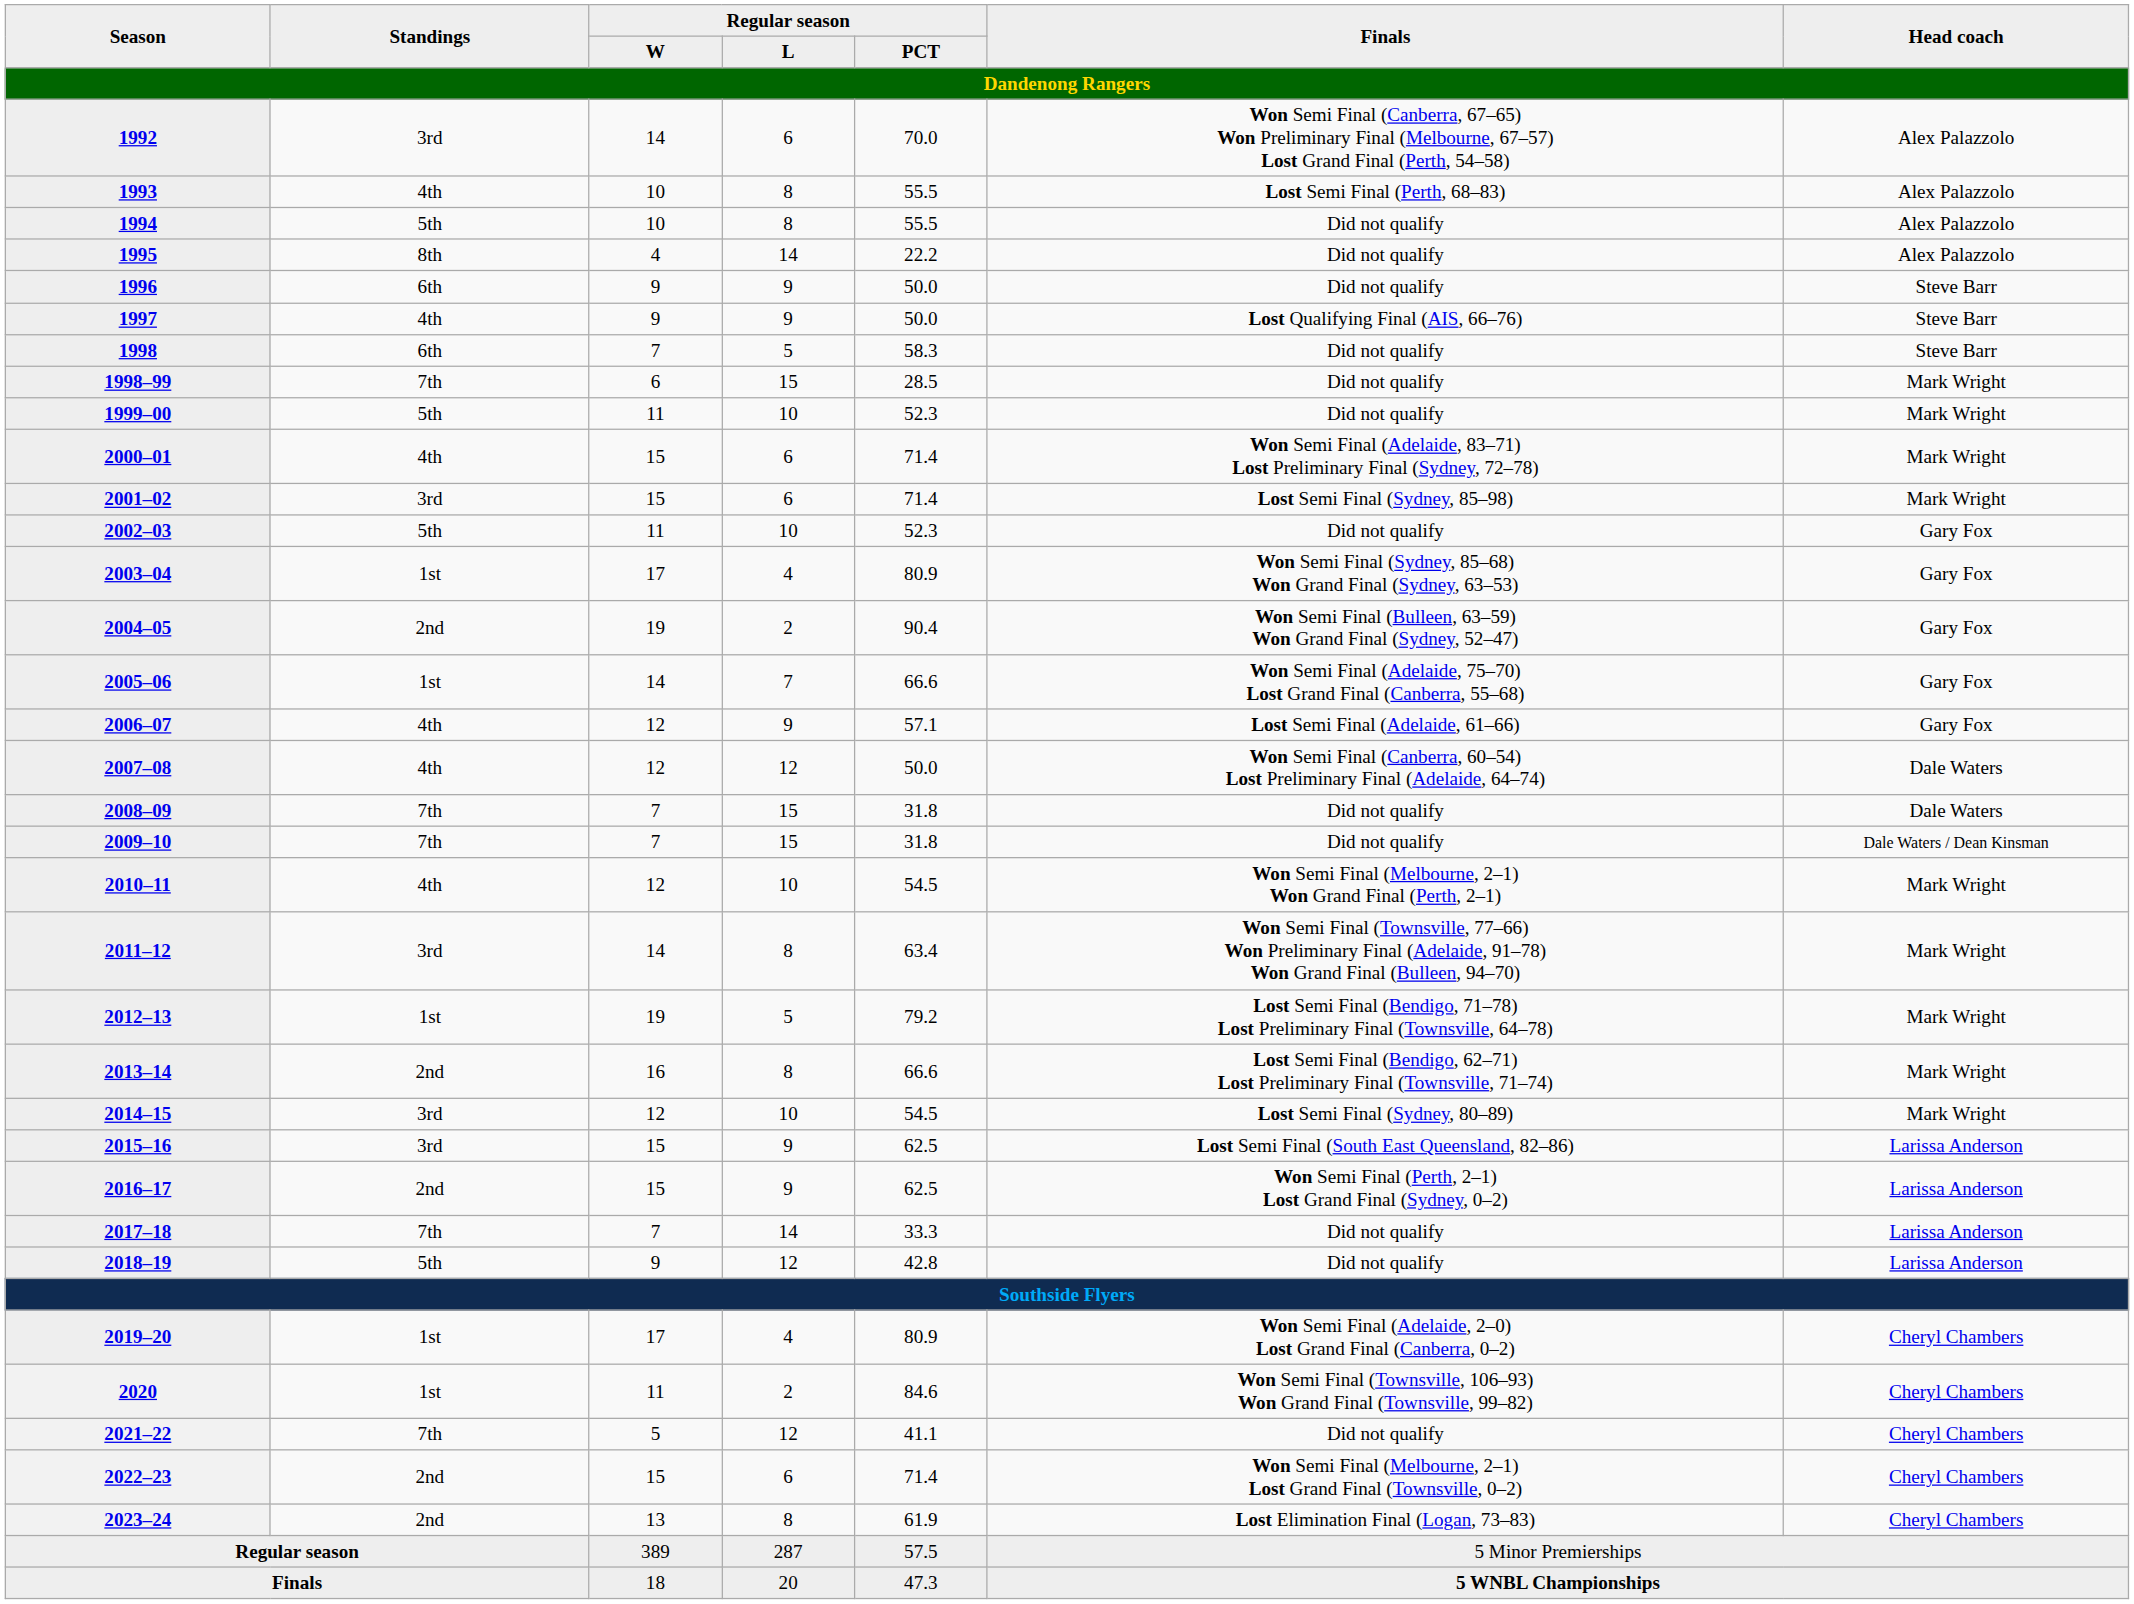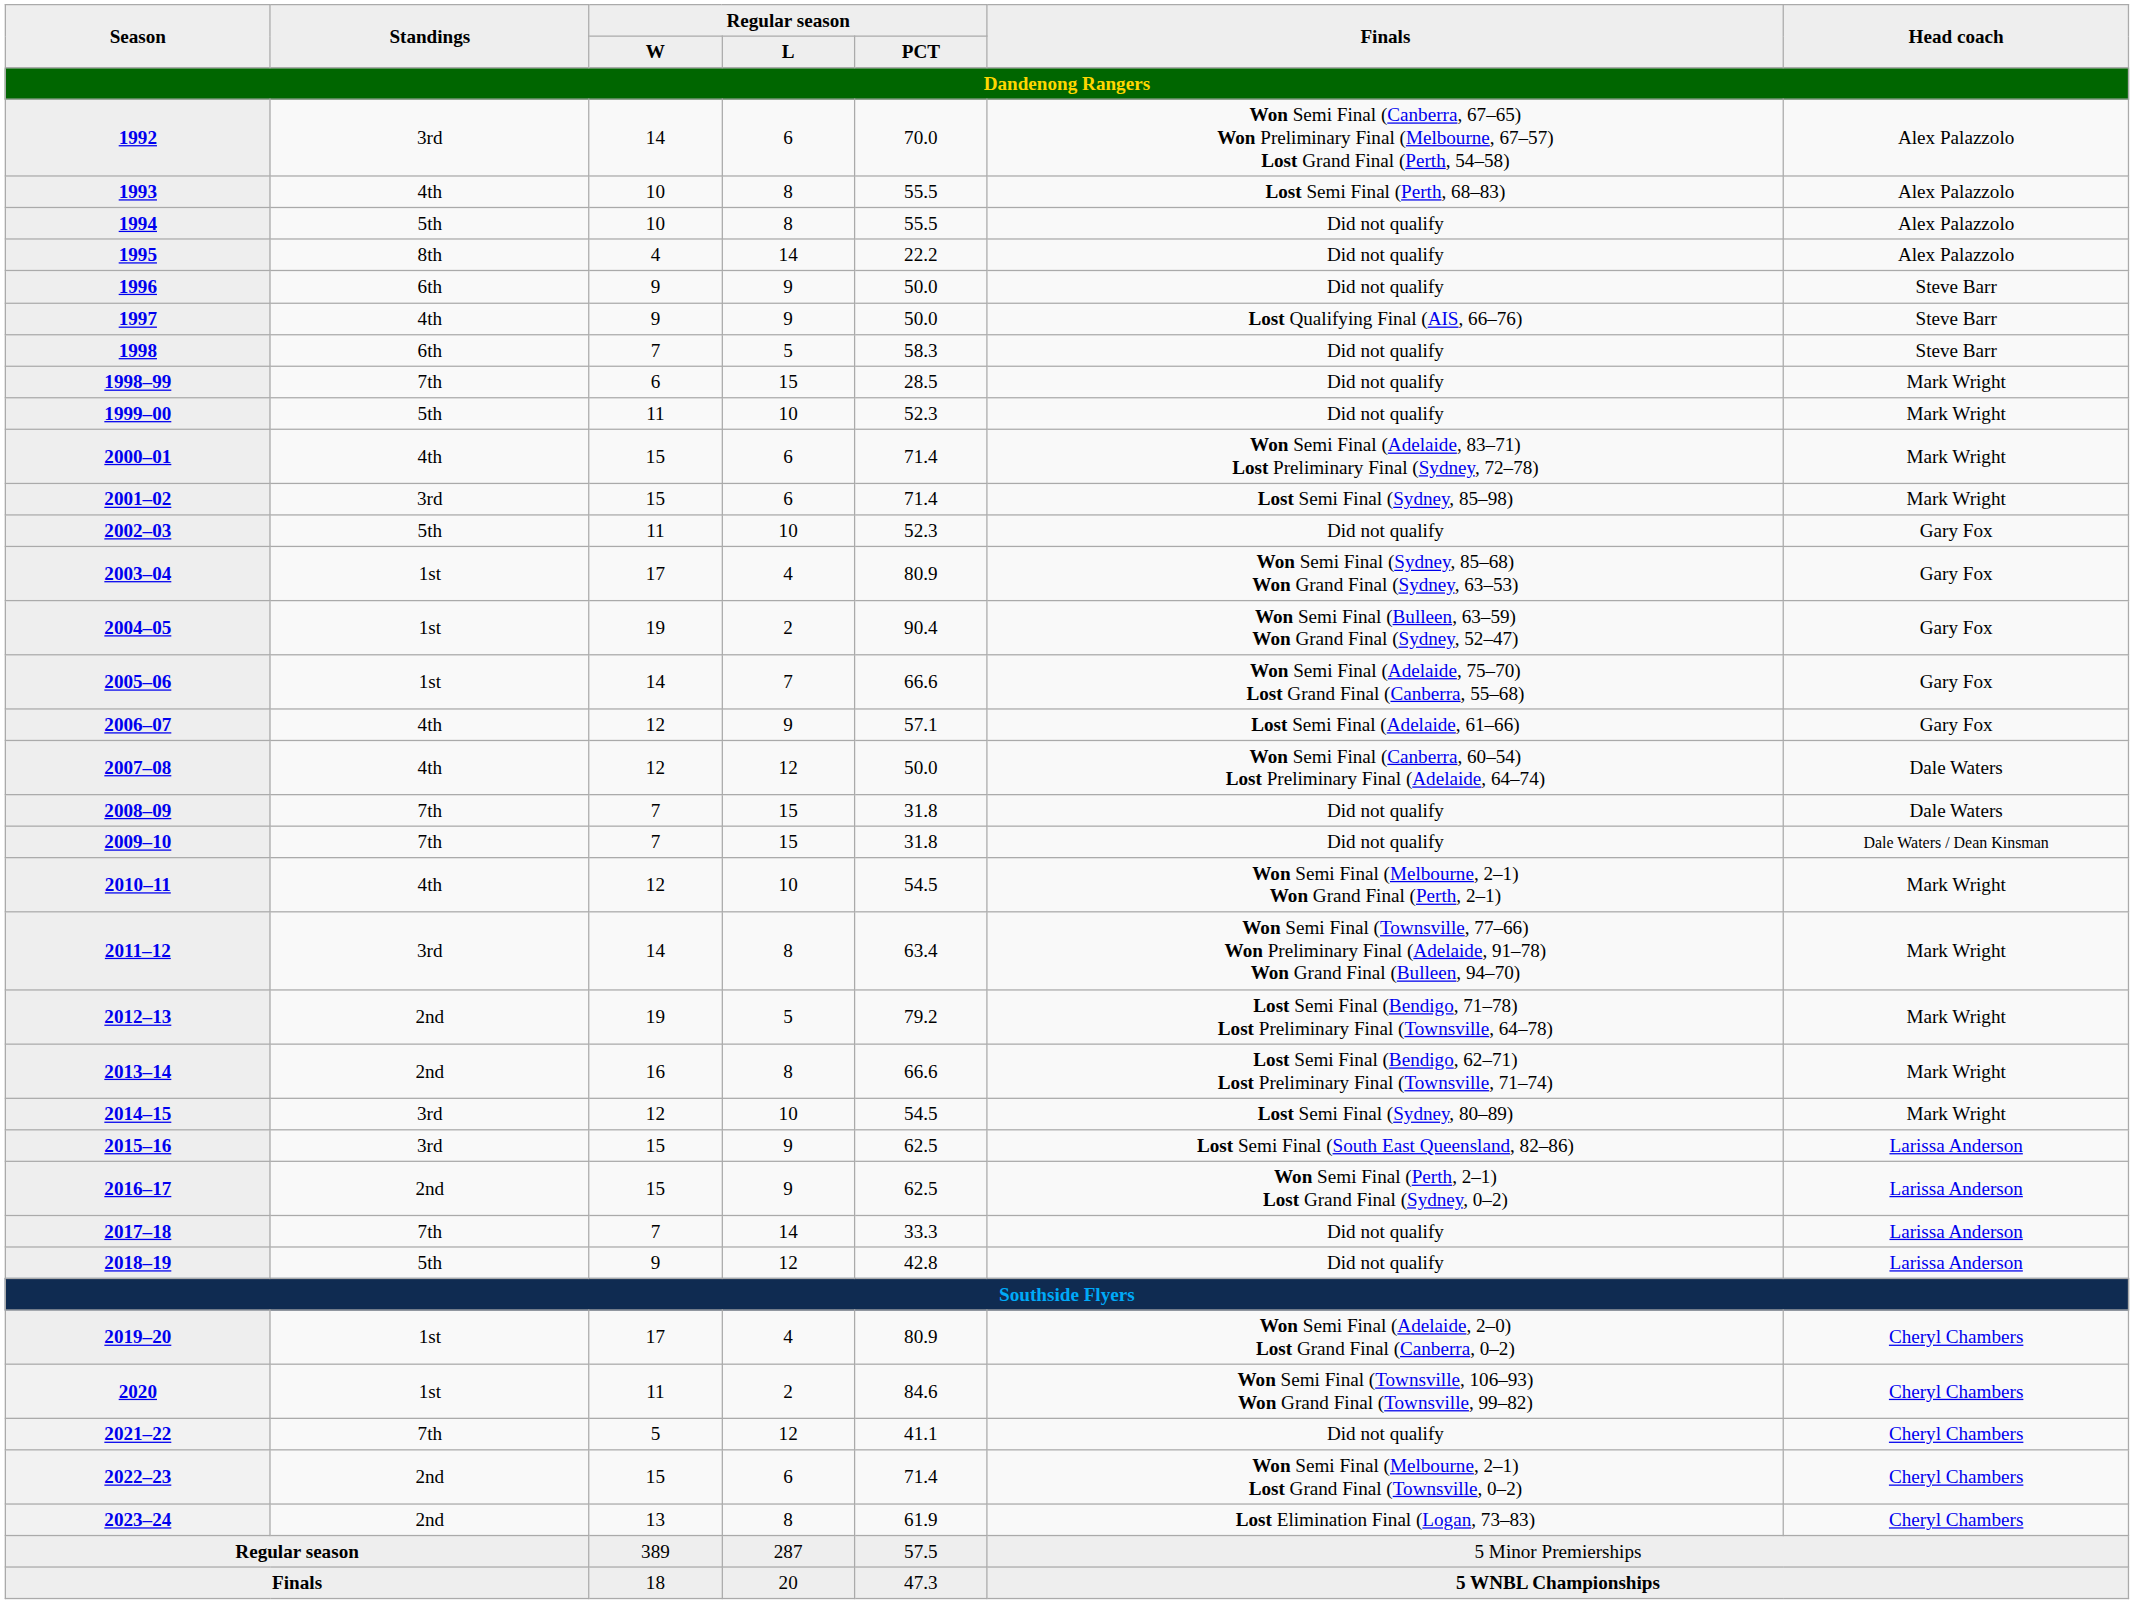(430, 627) 2nd -> (430, 627) 1st
(430, 1016) 1st -> (430, 1016) 2nd
